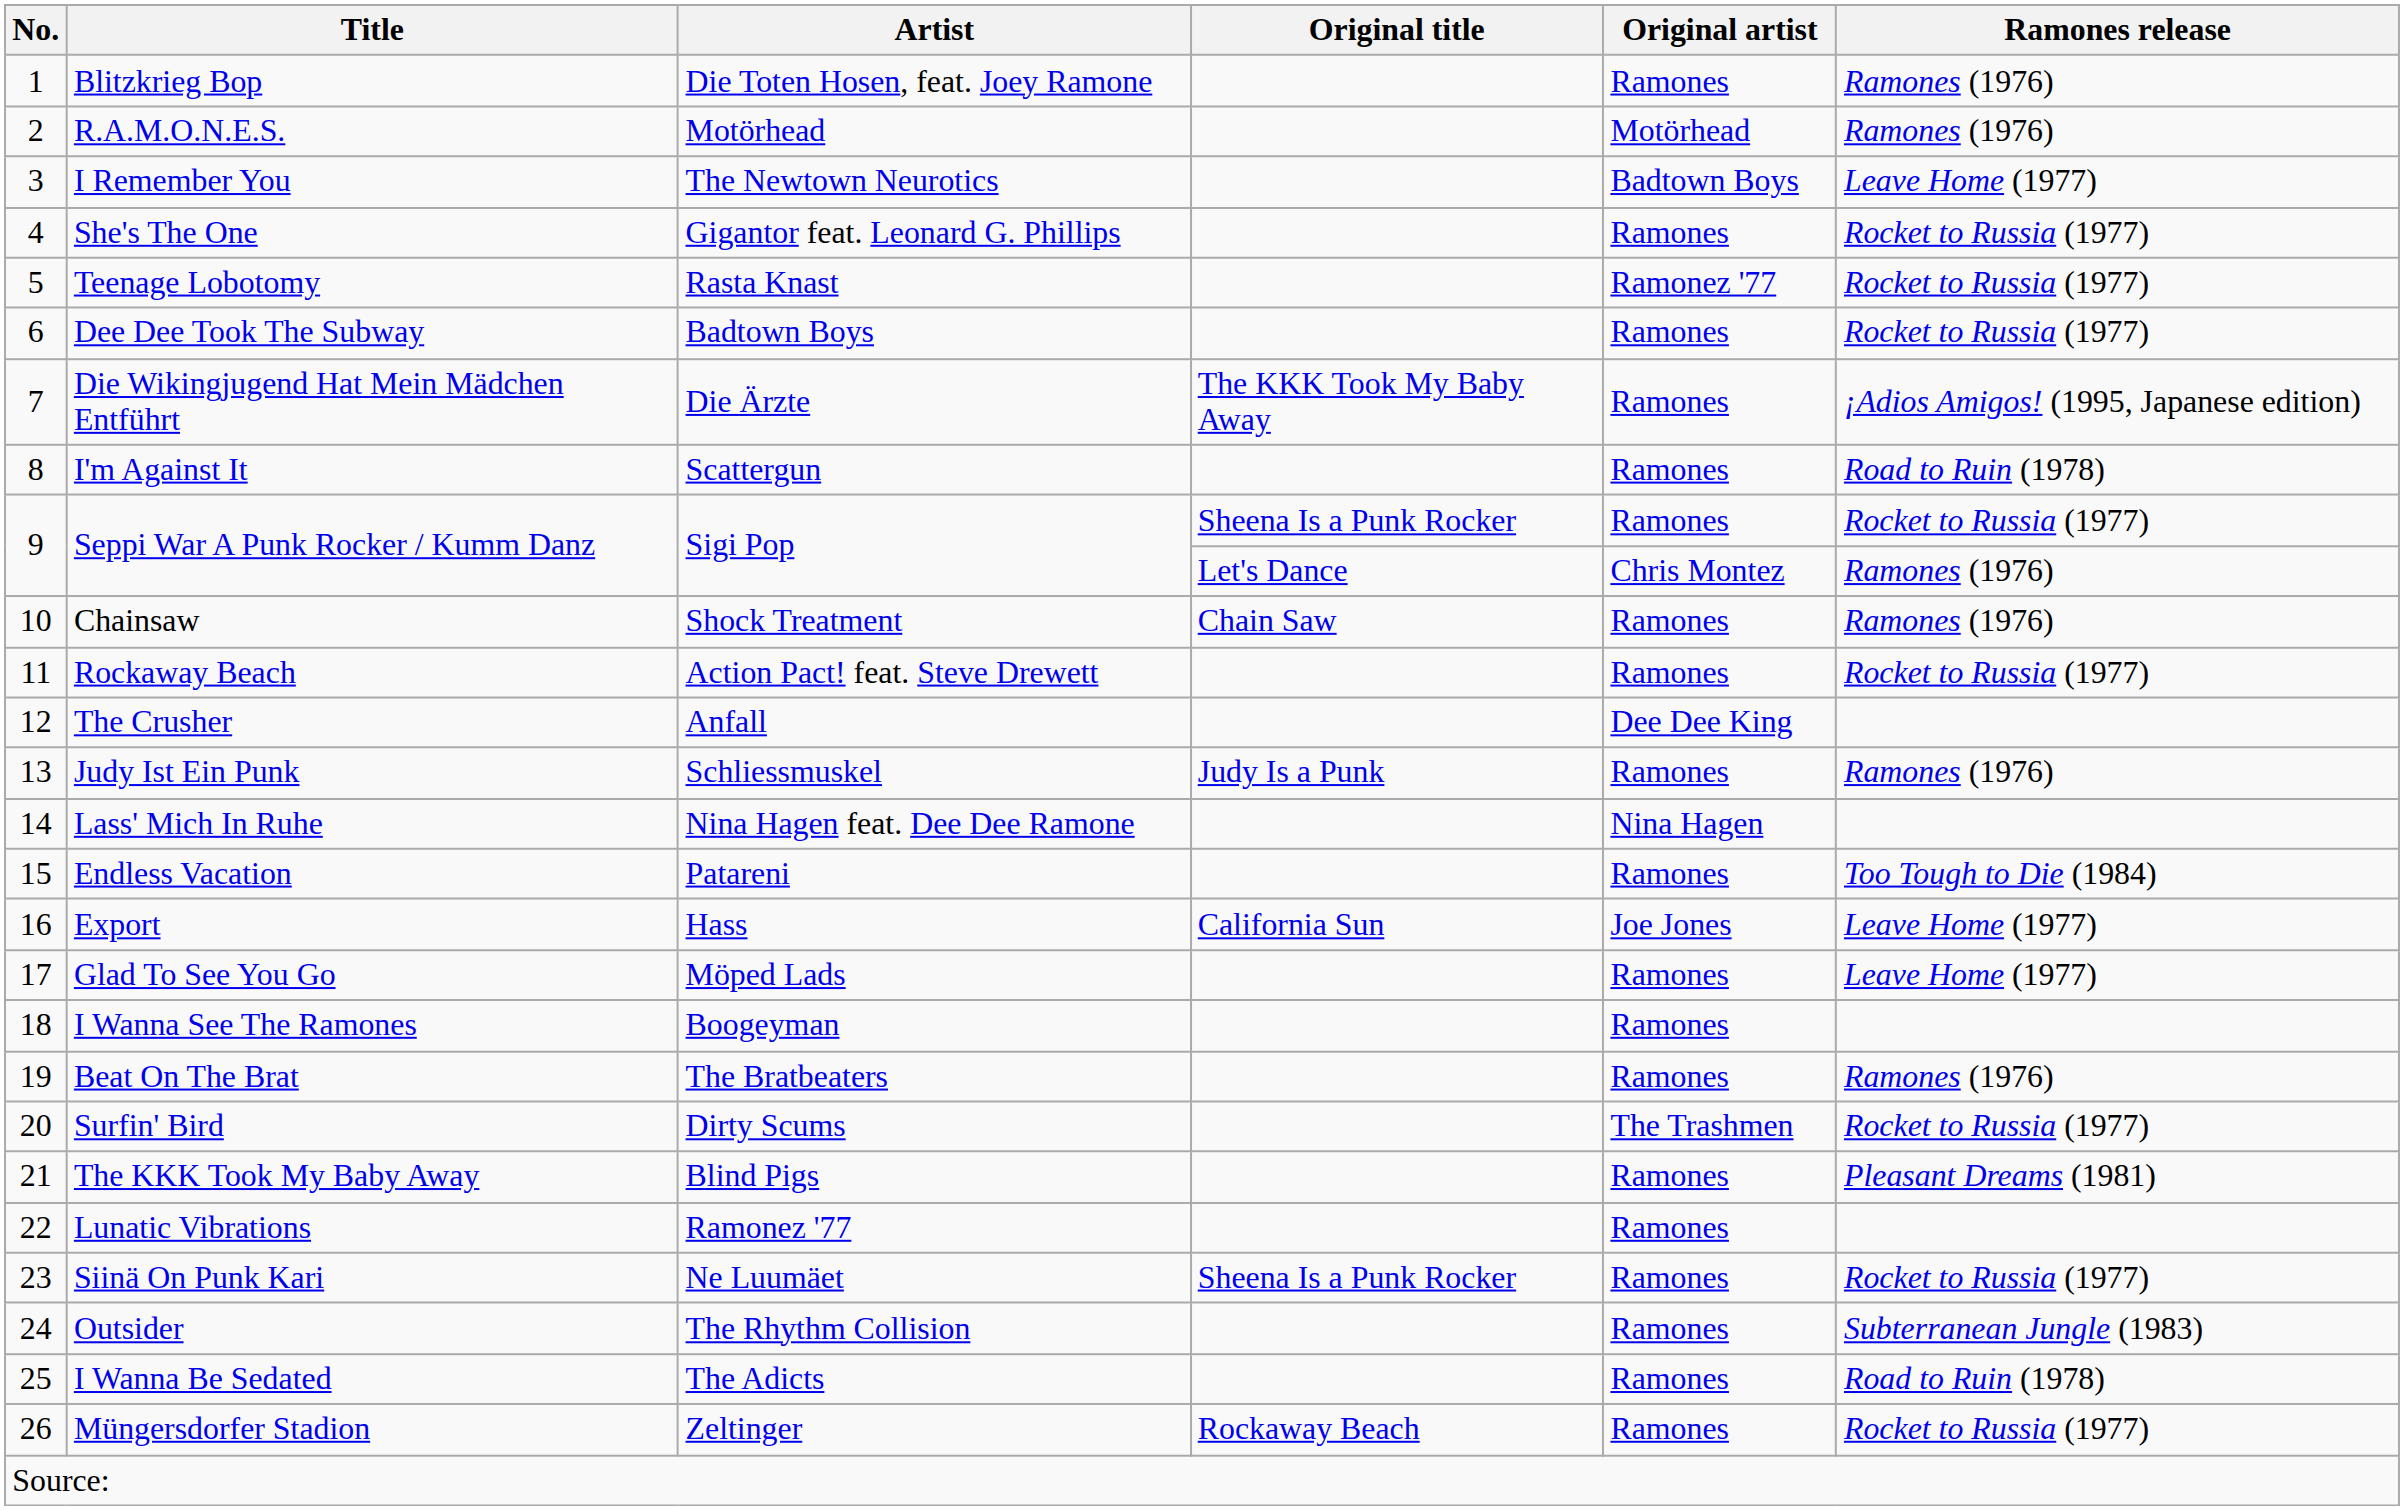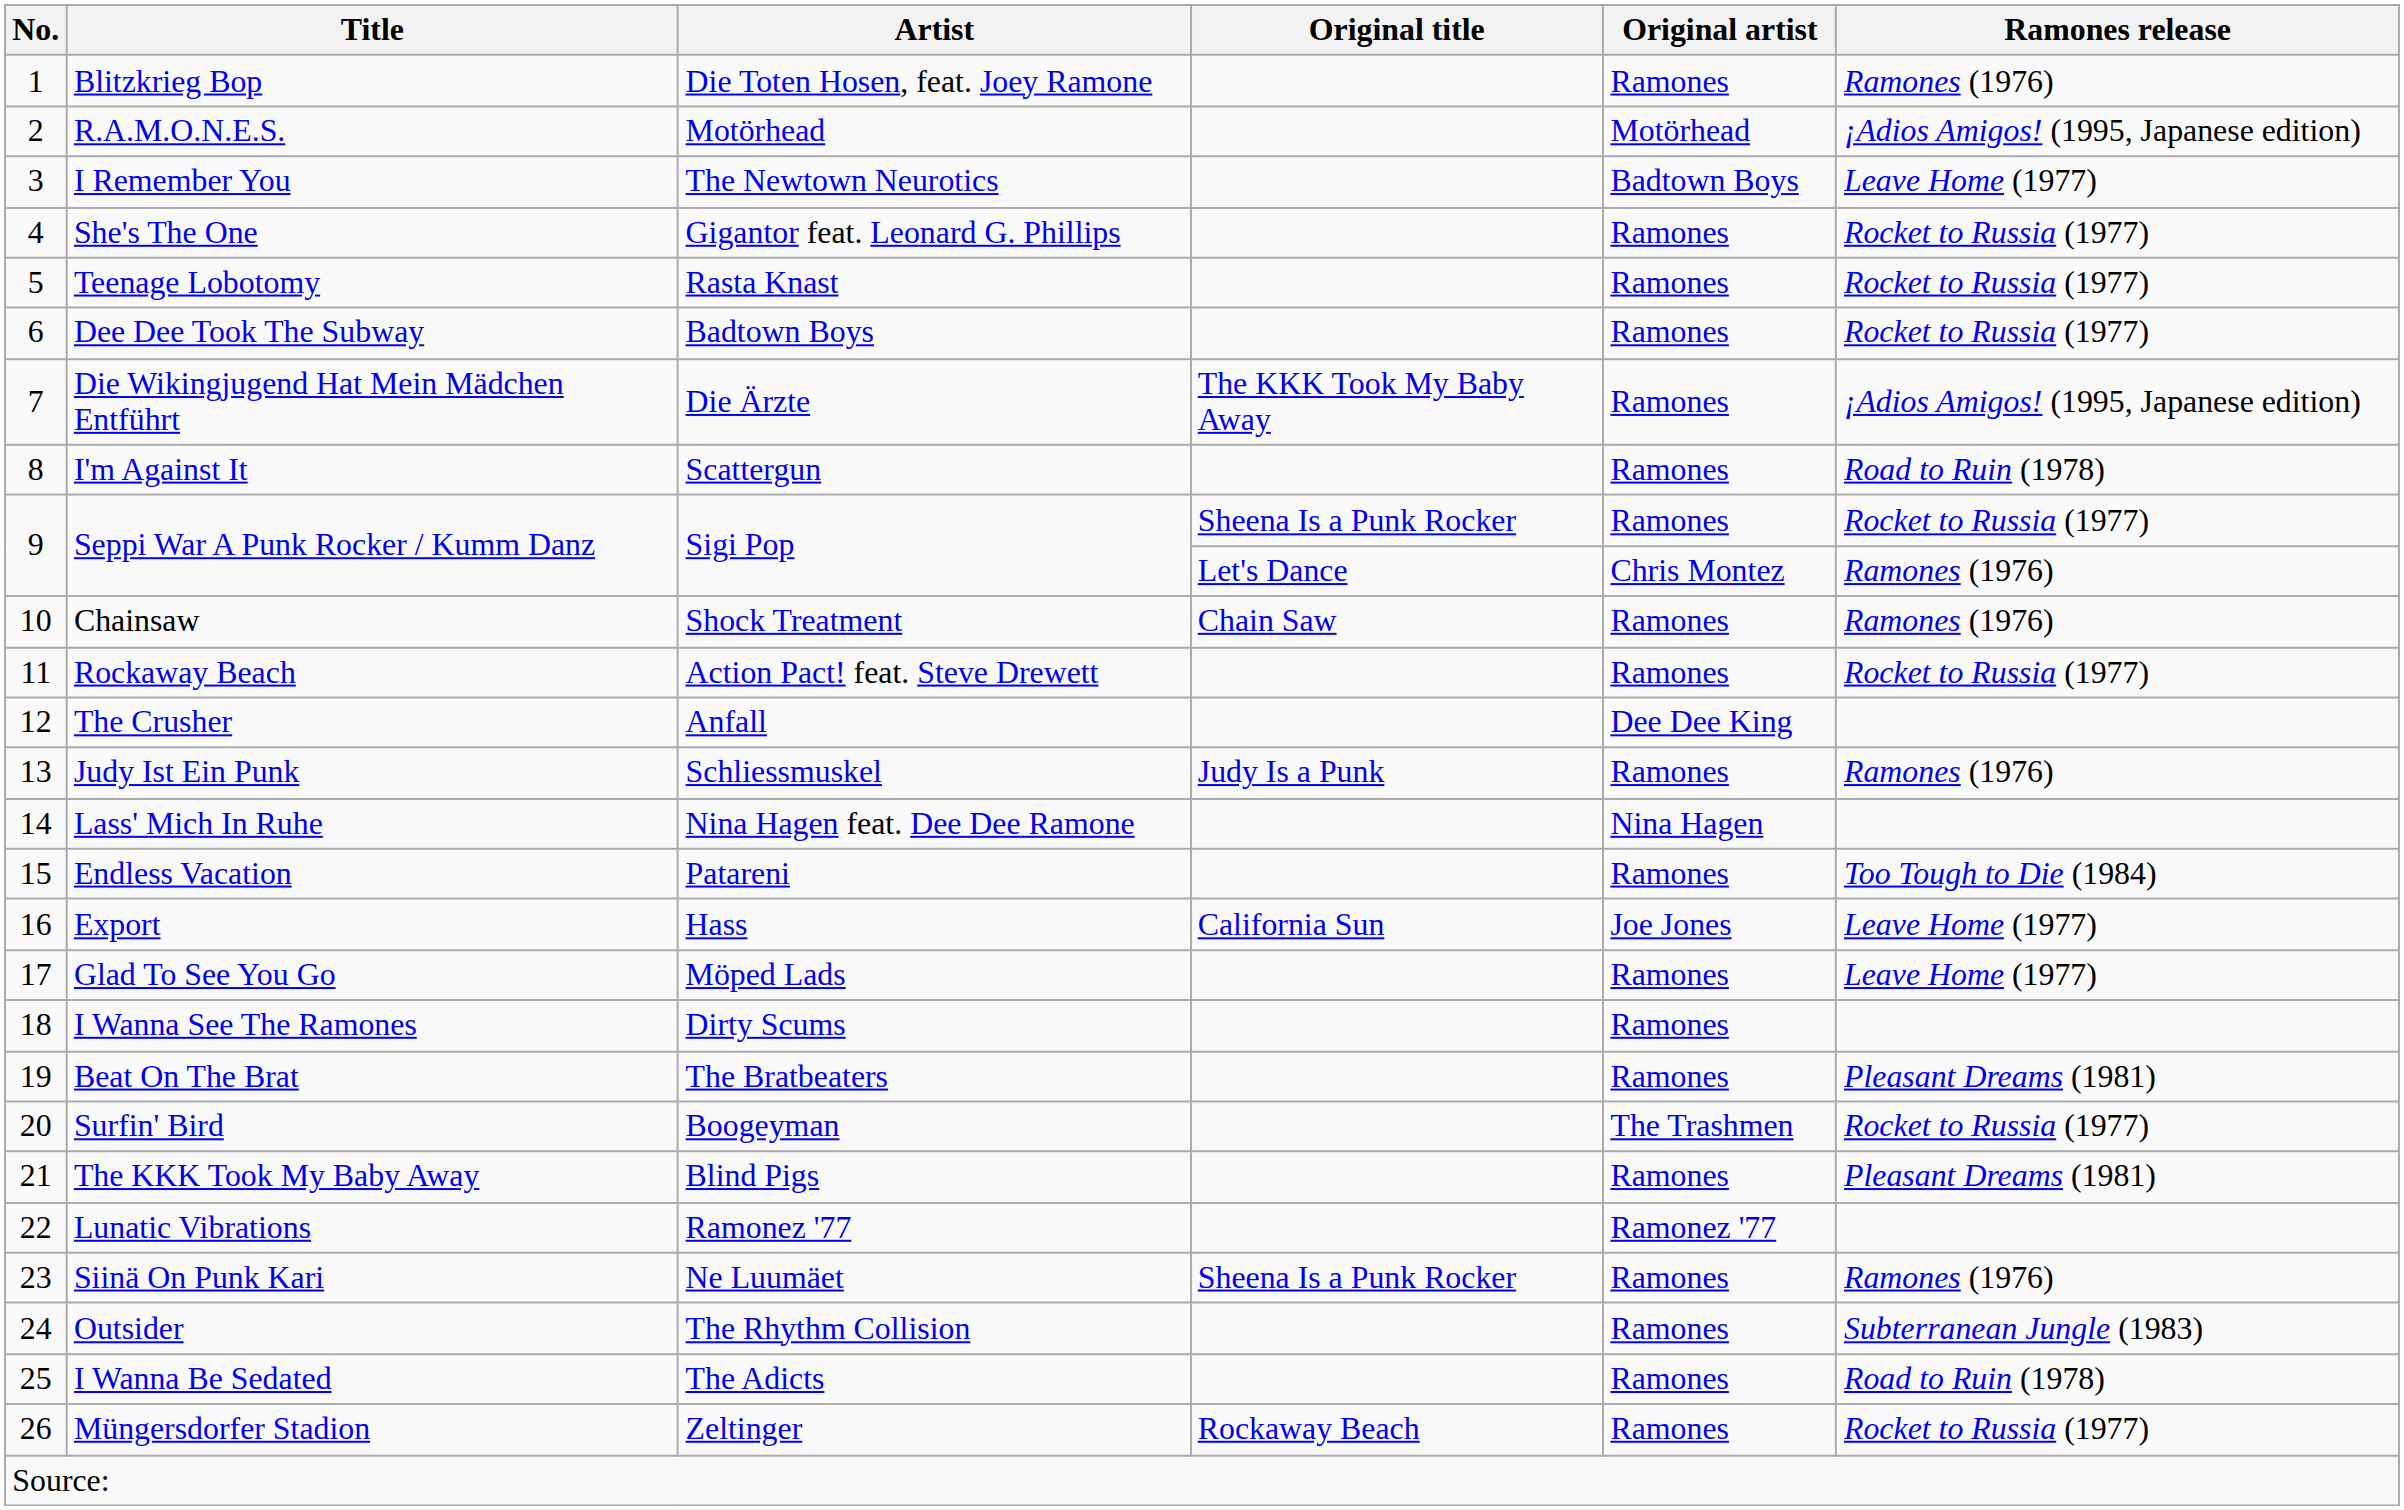(1949, 130) Ramones (1976) -> (2102, 130) ¡Adios Amigos! (1995, Japanese edition)
(1693, 282) Ramonez '77 -> (1670, 282) Ramones
(763, 1024) Boogeyman -> (766, 1024) Dirty Scums
(1949, 1075) Ramones (1976) -> (2000, 1075) Pleasant Dreams (1981)
(766, 1125) Dirty Scums -> (763, 1125) Boogeyman
(1670, 1226) Ramones -> (1693, 1226) Ramonez '77
(1997, 1277) Rocket to Russia (1977) -> (1949, 1277) Ramones (1976)
